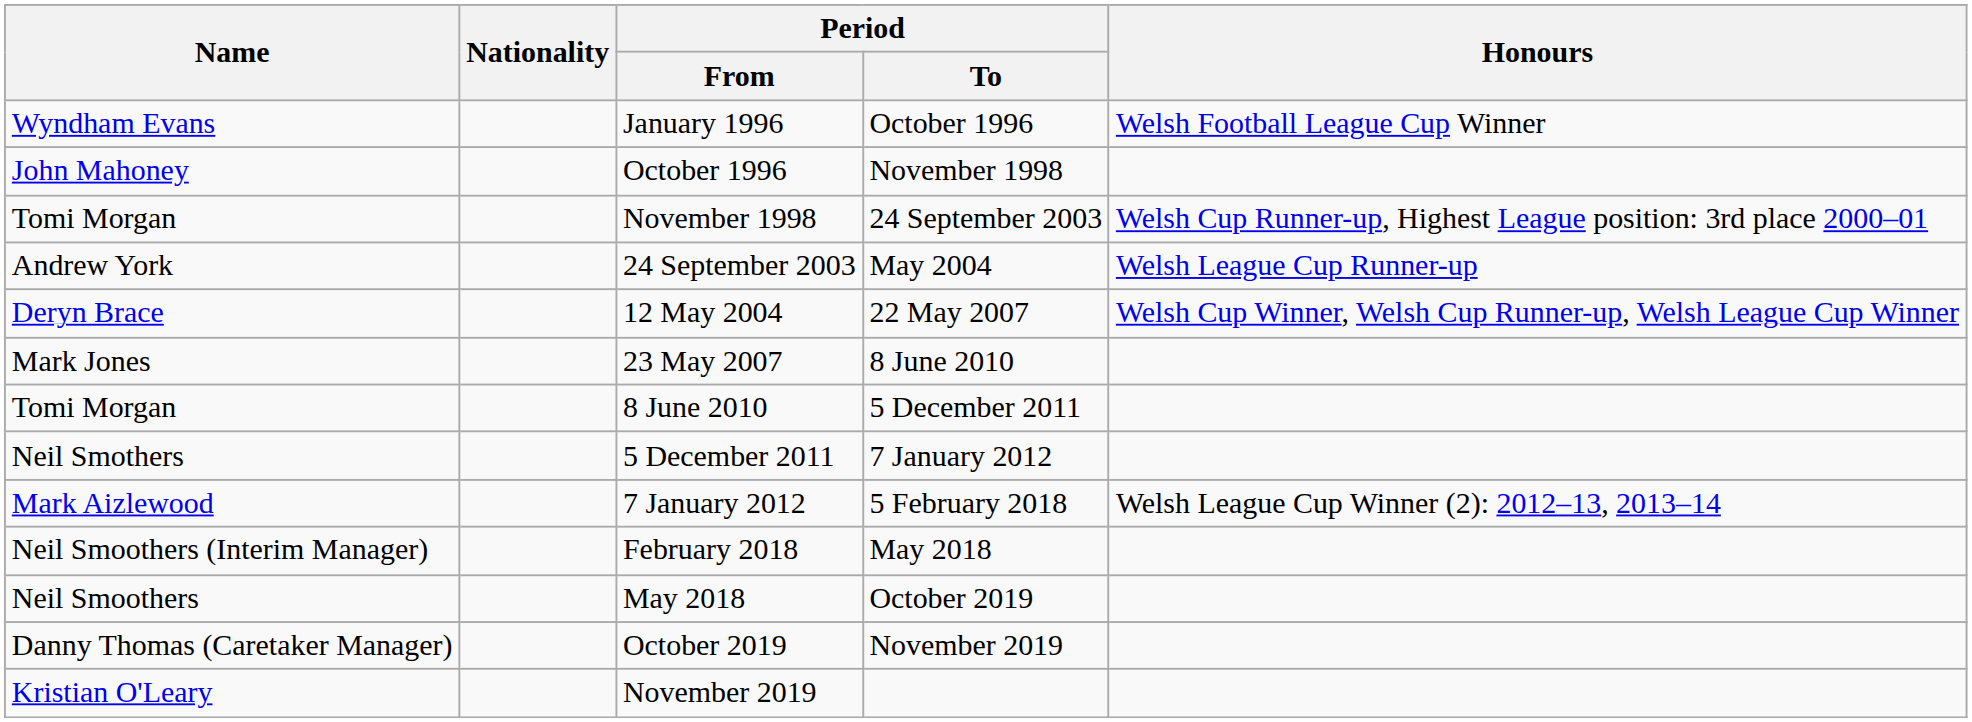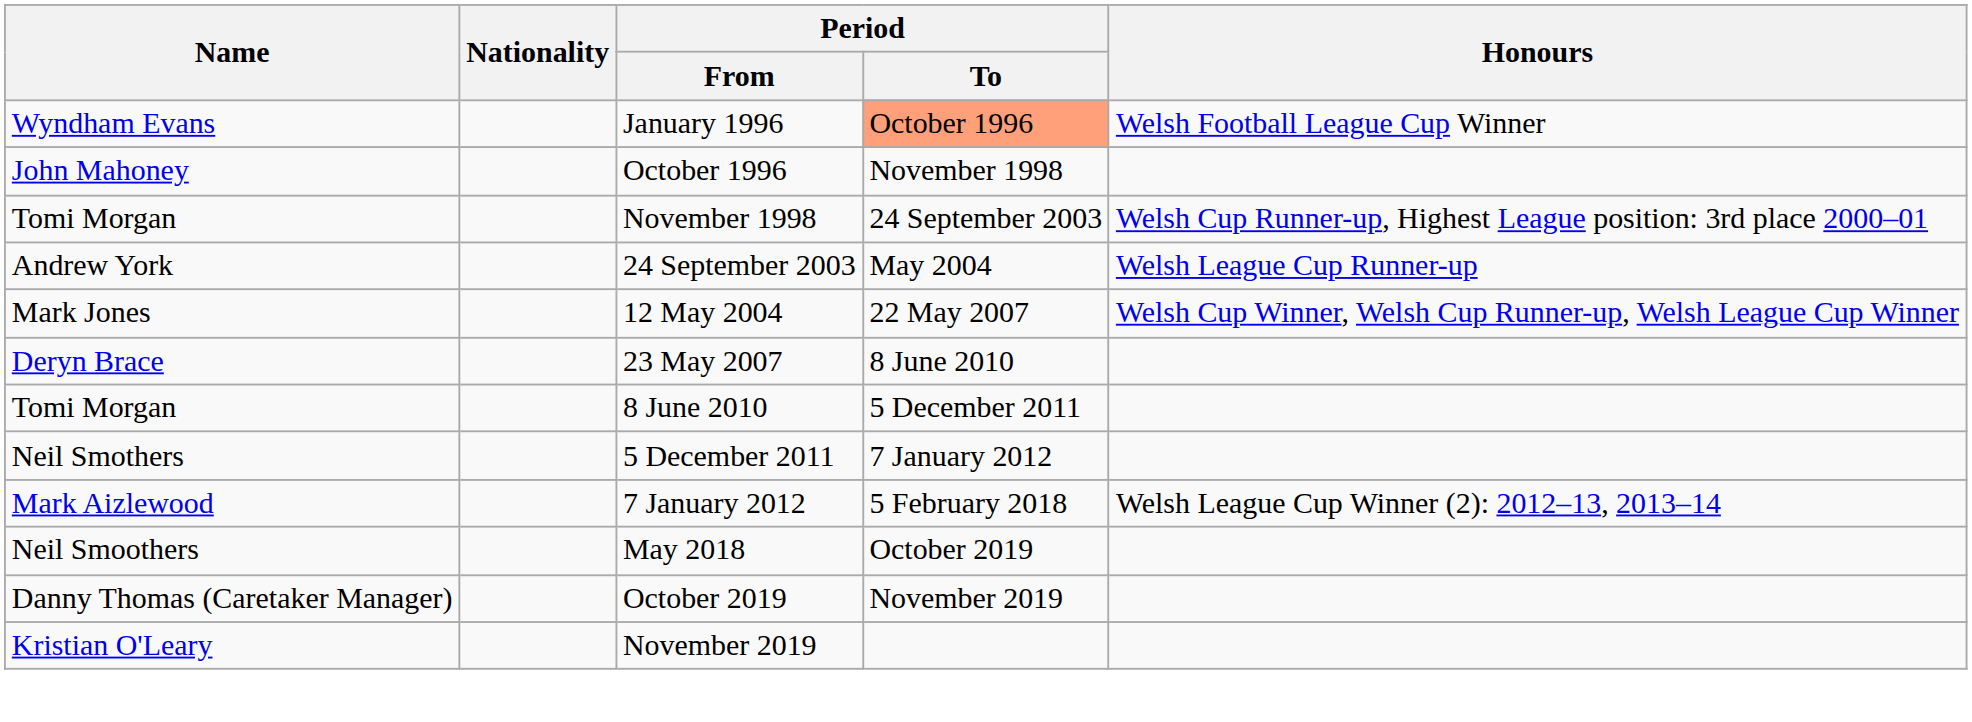(951, 123) no background -> (951, 123) lightsalmon background
(88, 312) Deryn Brace -> (81, 312) Mark Jones
(81, 360) Mark Jones -> (88, 360) Deryn Brace
- row: (711, 550)
